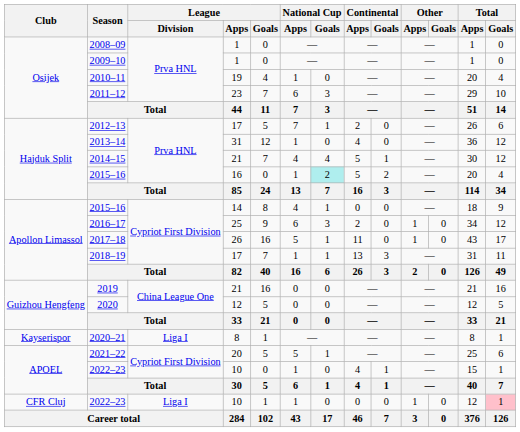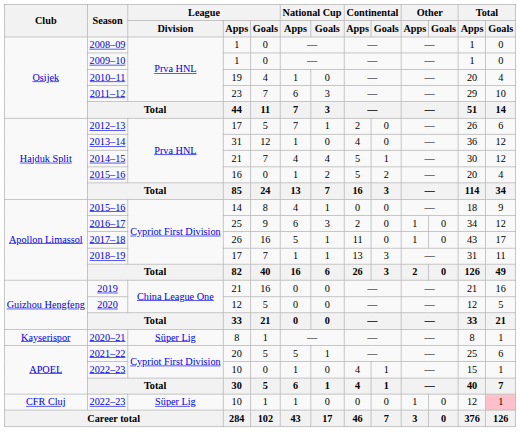(327, 175) paleturquoise background -> (327, 175) no background
(175, 337) Liga I -> (175, 337) Süper Lig
(175, 402) Liga I -> (175, 402) Süper Lig
